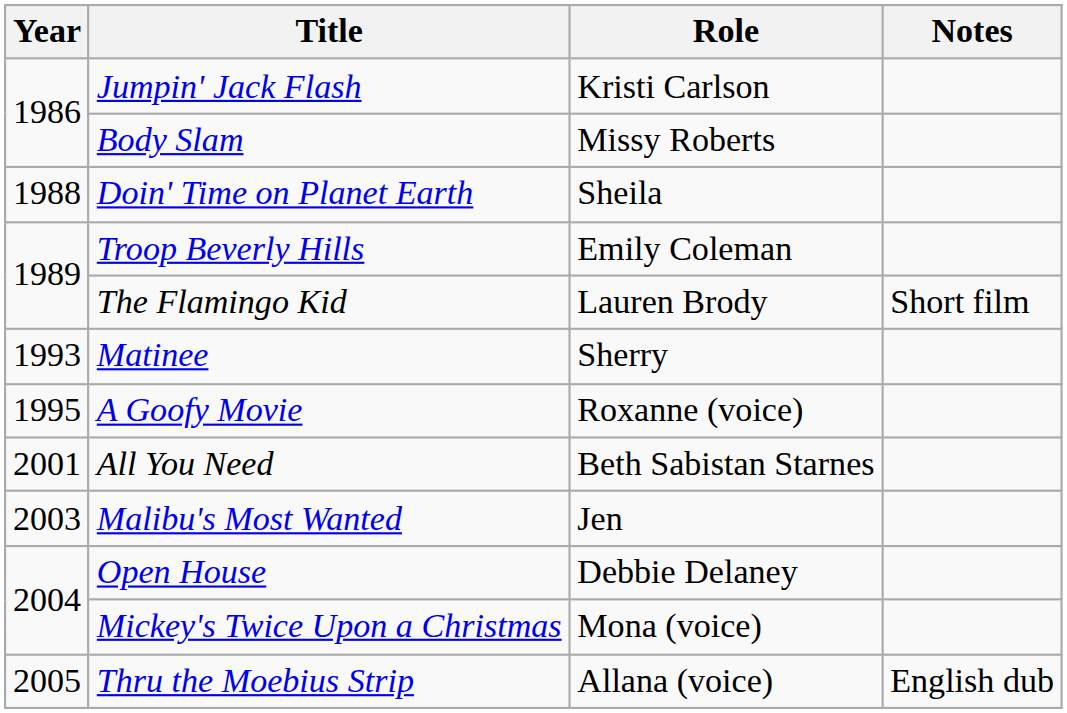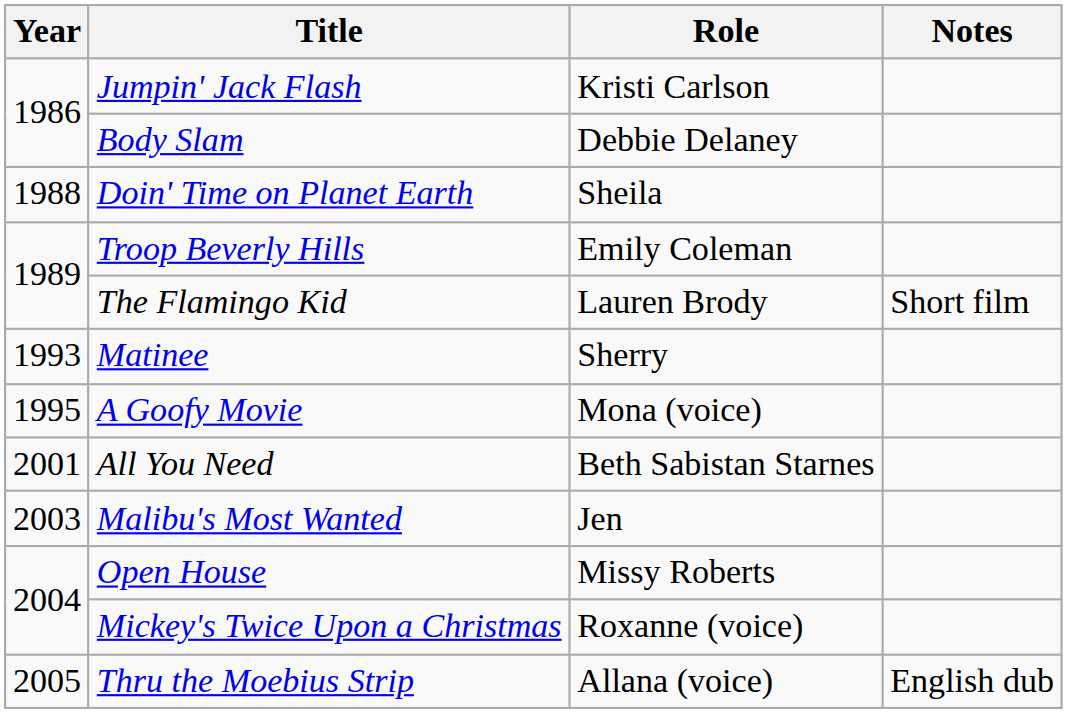(676, 139) Missy Roberts -> (688, 139) Debbie Delaney
(690, 409) Roxanne (voice) -> (670, 409) Mona (voice)
(688, 572) Debbie Delaney -> (676, 572) Missy Roberts
(670, 626) Mona (voice) -> (690, 626) Roxanne (voice)
